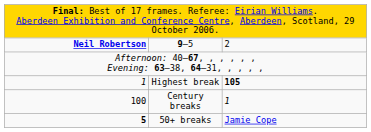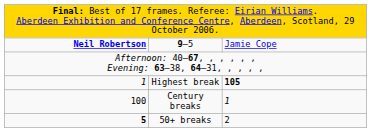(227, 45) 2 -> (251, 45) Jamie Cope
(251, 121) Jamie Cope -> (227, 121) 2
